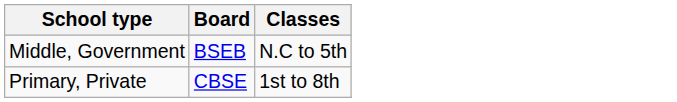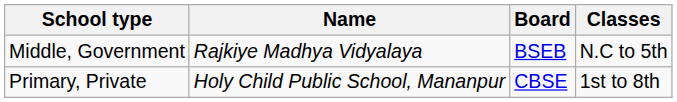+ column: (350, 19)
